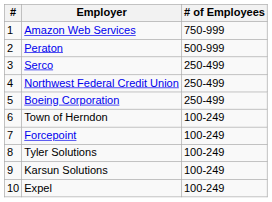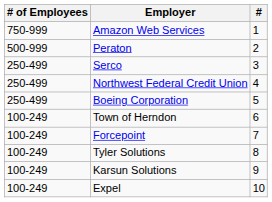columns swapped: (13, 13) <-> (224, 13)
